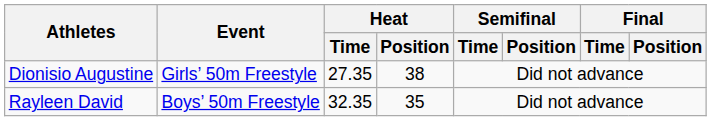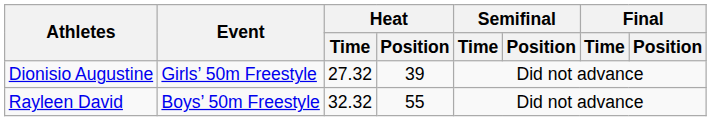(350, 74) 27.35 -> (350, 74) 27.32
(415, 74) 38 -> (415, 74) 39
(350, 102) 32.35 -> (350, 102) 32.32
(415, 102) 35 -> (415, 102) 55
